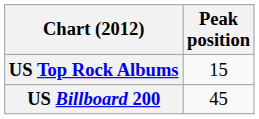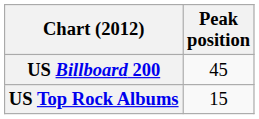rows swapped: (94, 98) <-> (94, 69)
